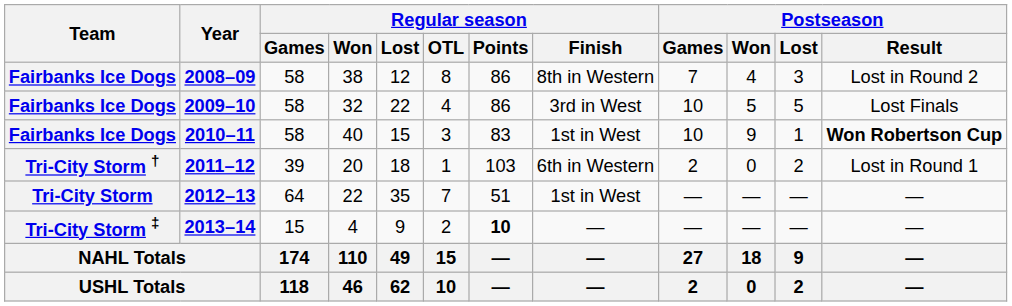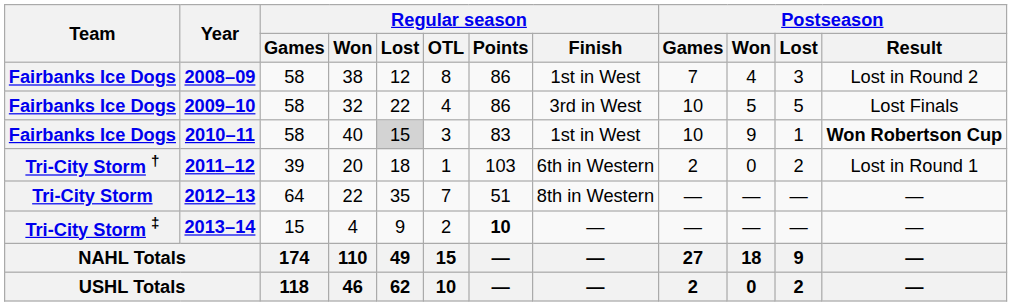(595, 77) 8th in Western -> (595, 77) 1st in West
(400, 135) no background -> (400, 135) lightgrey background
(595, 196) 1st in West -> (595, 196) 8th in Western
